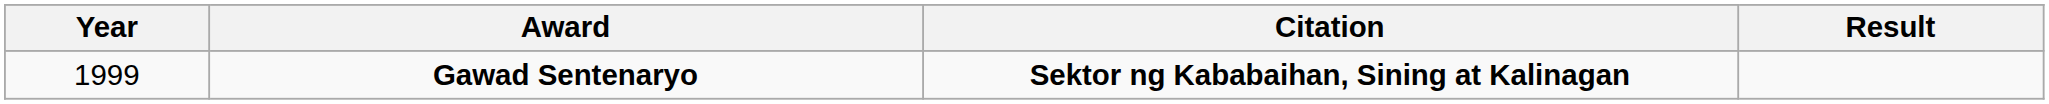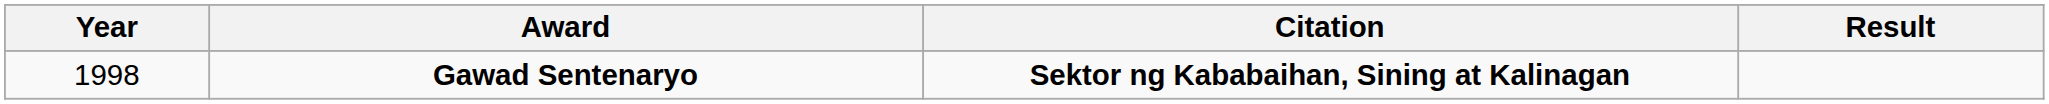(107, 74) 1999 -> (107, 74) 1998
